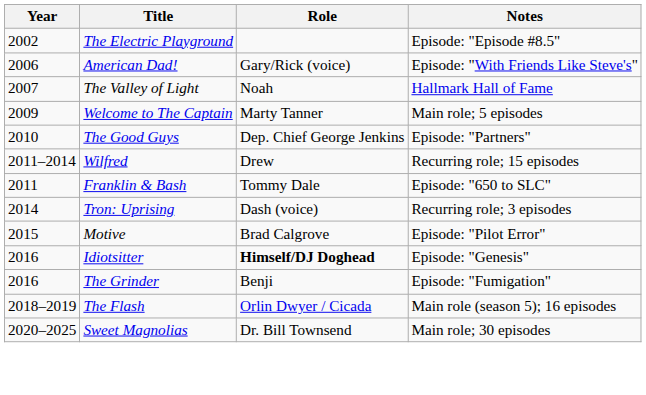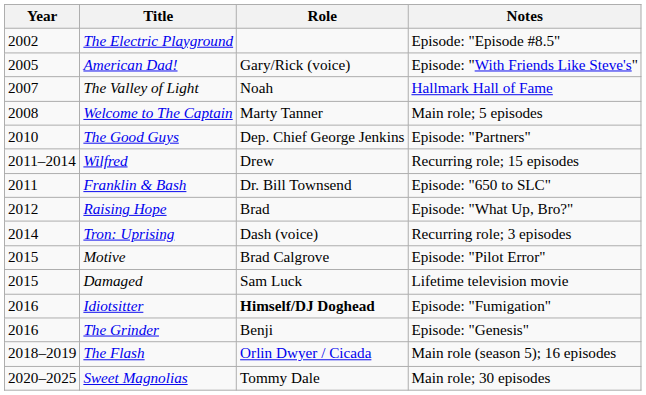(23, 64) 2006 -> (23, 64) 2005
(23, 112) 2009 -> (23, 112) 2008
(280, 185) Tommy Dale -> (296, 185) Dr. Bill Townsend
+ row: (125, 209)
+ row: (113, 281)
(470, 257) Episode: "Genesis" -> (481, 305) Episode: "Fumigation"
(481, 281) Episode: "Fumigation" -> (470, 329) Episode: "Genesis"
(296, 329) Dr. Bill Townsend -> (280, 378) Tommy Dale
